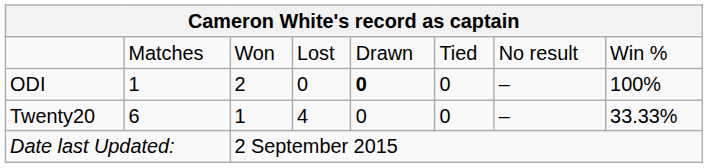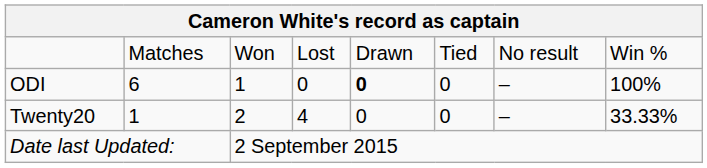(134, 84) 1 -> (134, 84) 6
(240, 84) 2 -> (240, 84) 1
(134, 115) 6 -> (134, 115) 1
(240, 115) 1 -> (240, 115) 2
